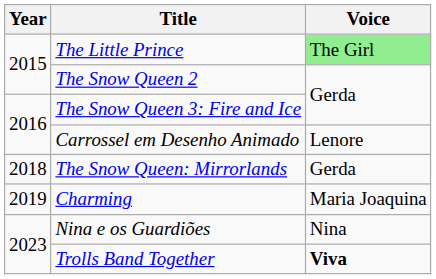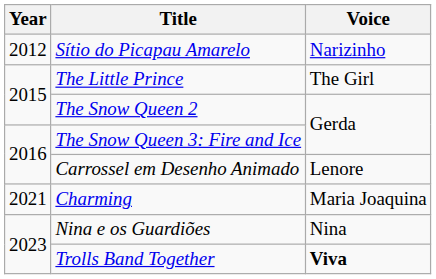+ row: (153, 49)
(342, 49) lightgreen background -> (342, 79) no background
- row: (171, 169)
(28, 199) 2019 -> (28, 199) 2021
